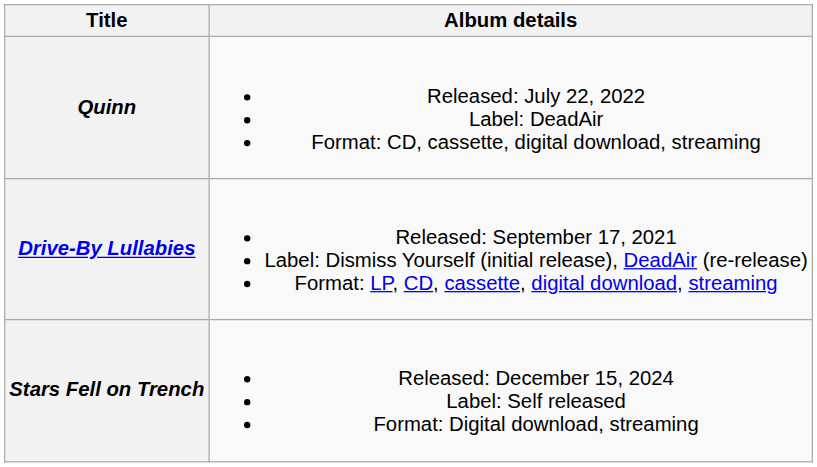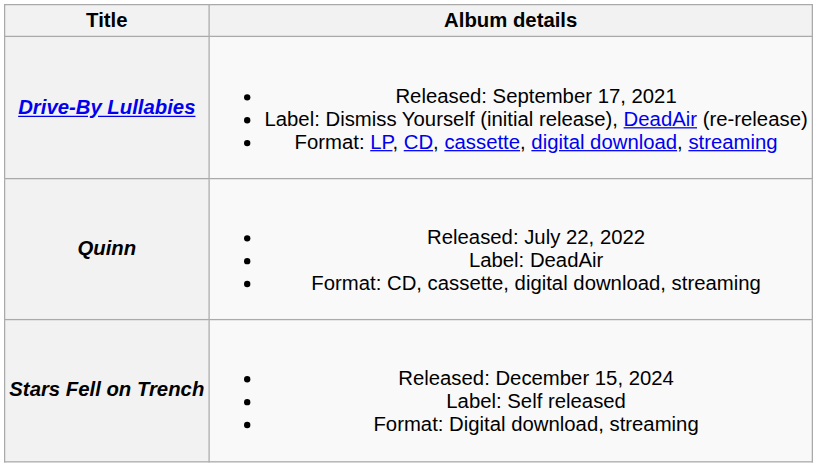rows swapped: (107, 248) <-> (107, 107)
